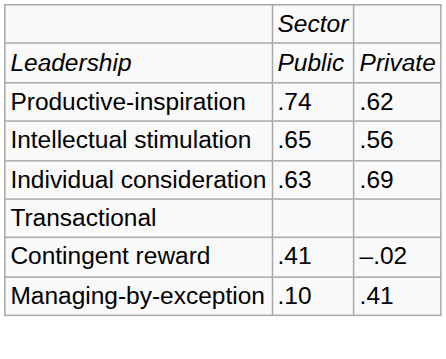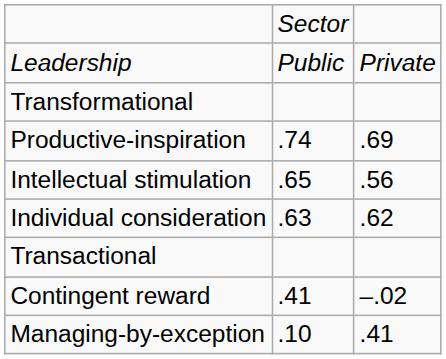+ row: (102, 101)
(377, 101) .62 -> (377, 140) .69
(377, 179) .69 -> (377, 218) .62
